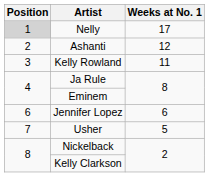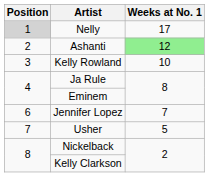(165, 46) no background -> (165, 46) lightgreen background
(165, 63) 11 -> (165, 63) 10
(165, 113) 6 -> (165, 113) 7
